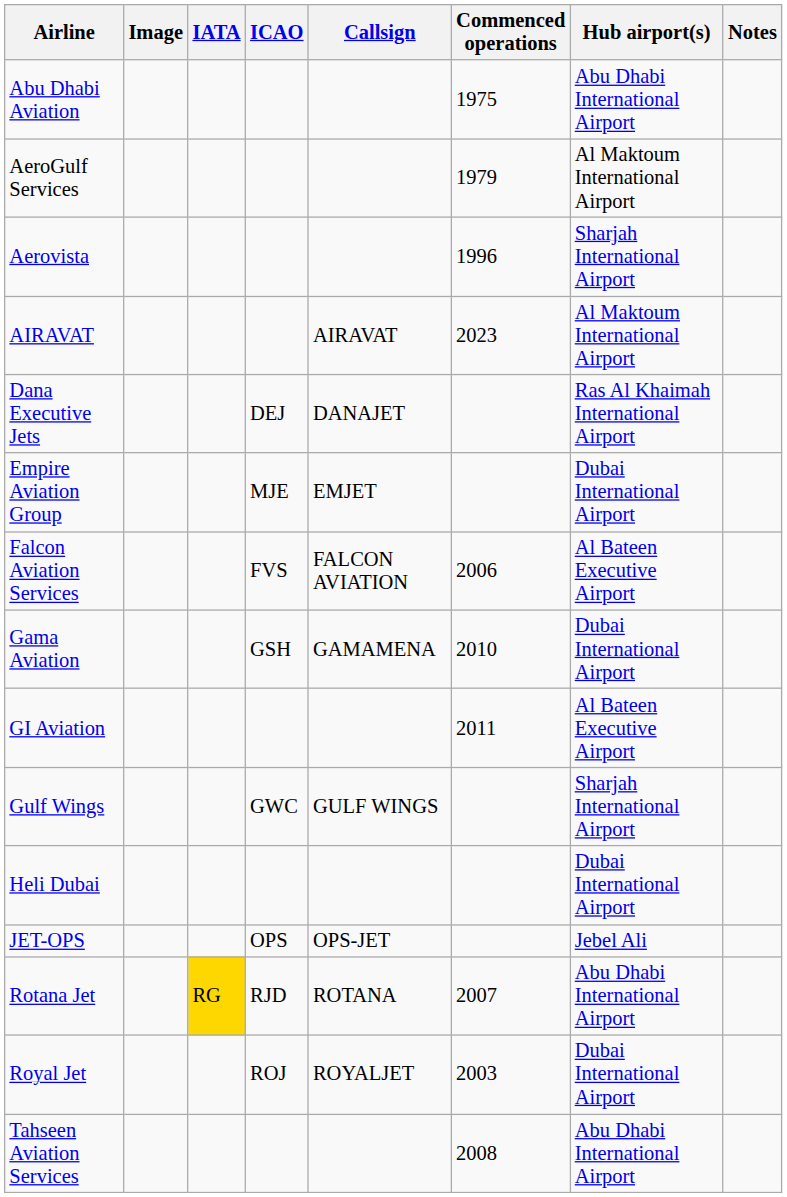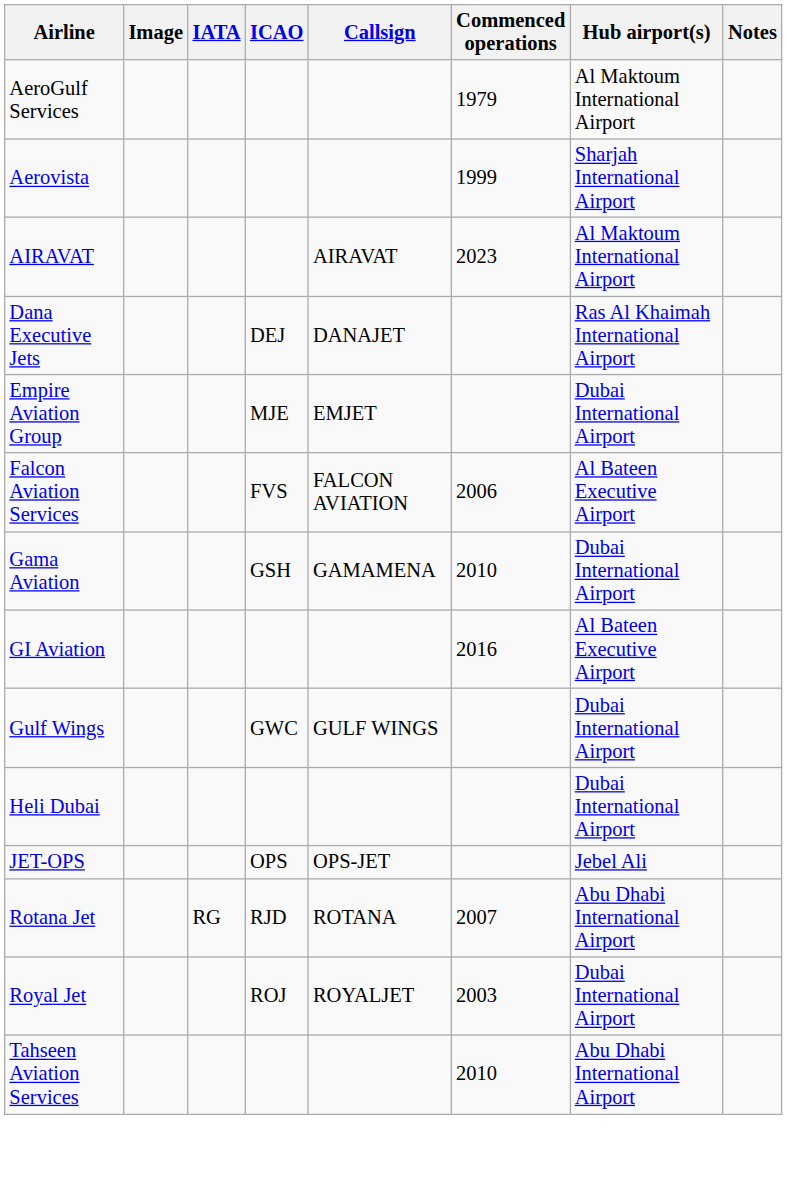- row: (55, 99)
(477, 256) 1996 -> (477, 177) 1999
(476, 727) 2011 -> (477, 649) 2016
(627, 806) Sharjah International Airport -> (627, 727) Dubai International Airport
(207, 995) gold background -> (207, 917) no background
(477, 1153) 2008 -> (477, 1074) 2010
